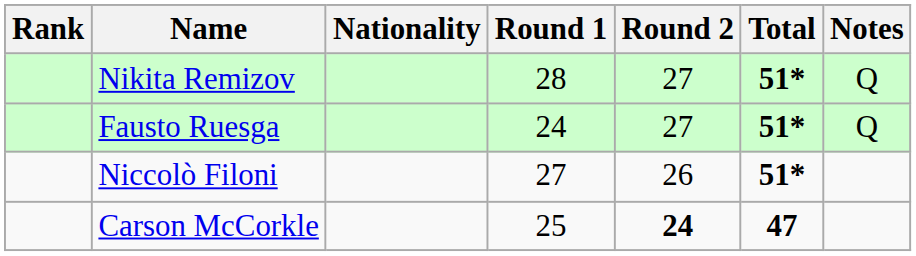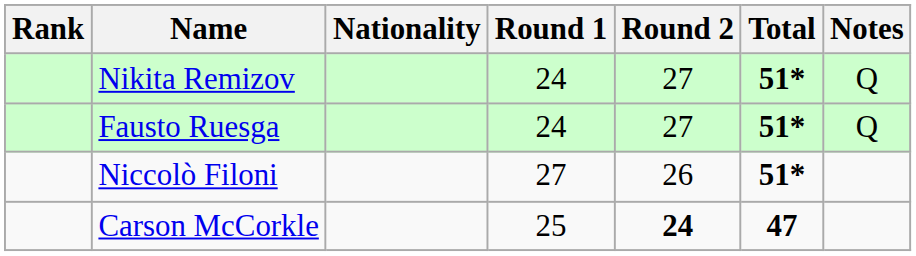(551, 77) 28 -> (551, 77) 24
